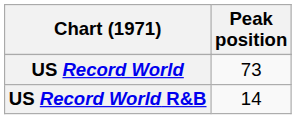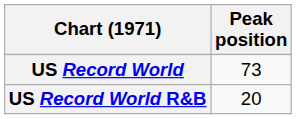(251, 98) 14 -> (251, 98) 20
